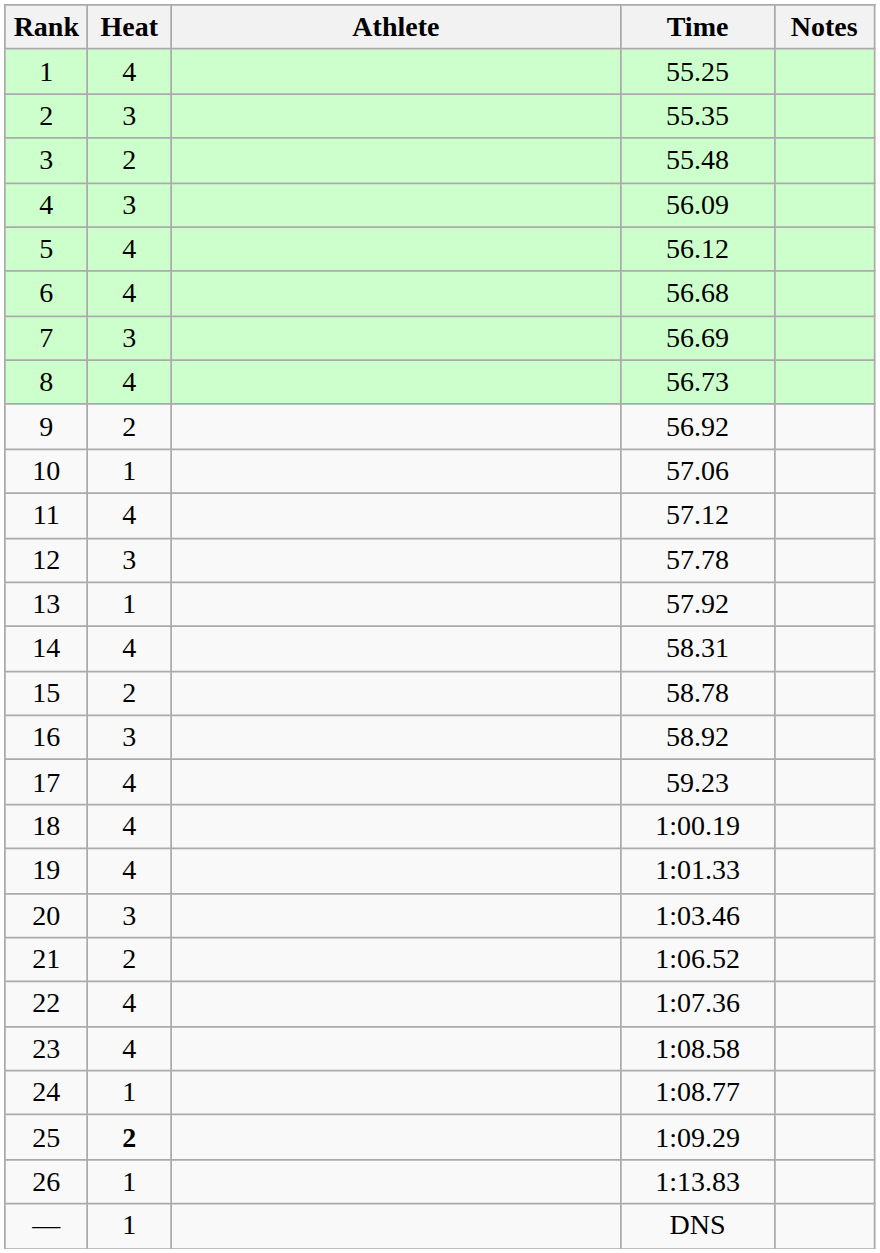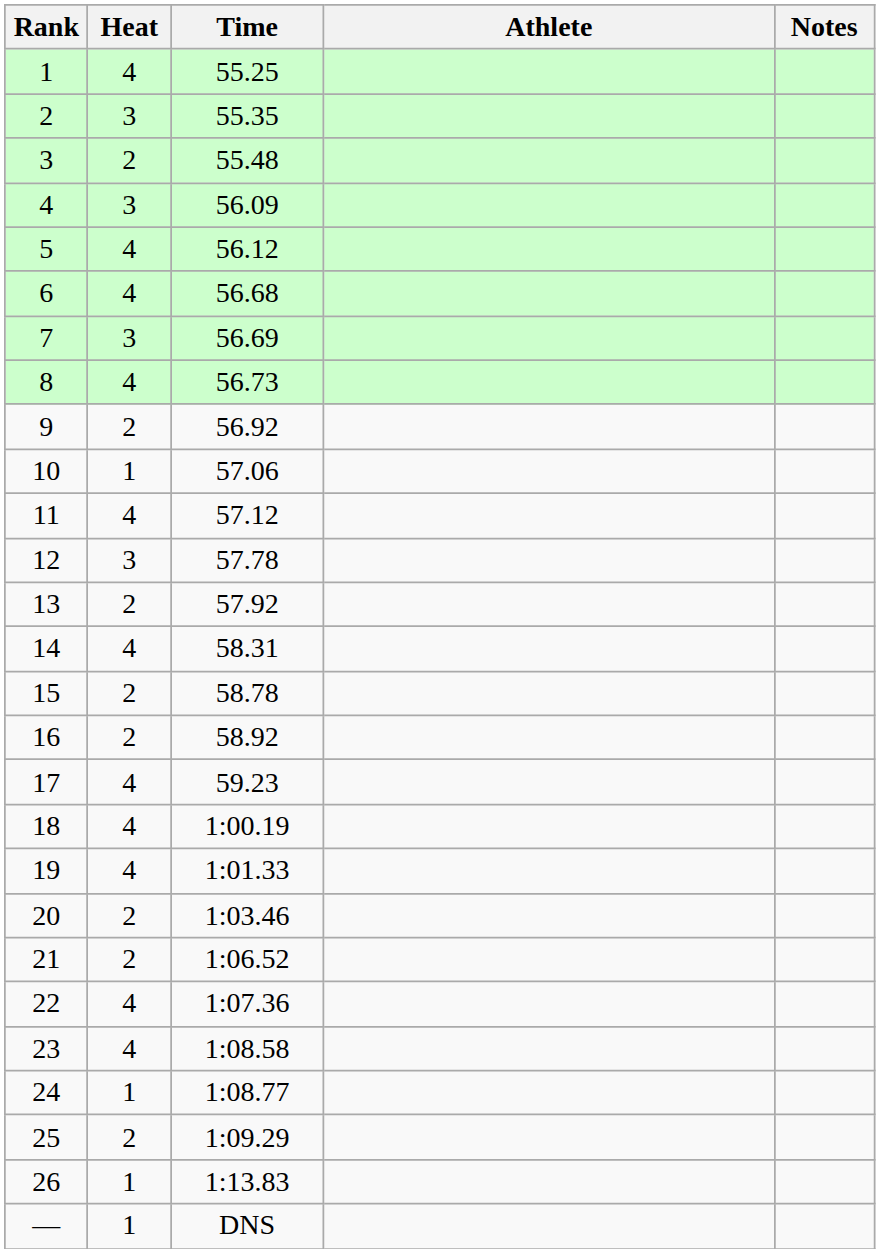columns swapped: (396, 26) <-> (698, 26)
(129, 603) 1 -> (129, 603) 2
(129, 737) 3 -> (129, 737) 2
(129, 914) 3 -> (129, 914) 2
(129, 1136) bold -> (129, 1136) normal
